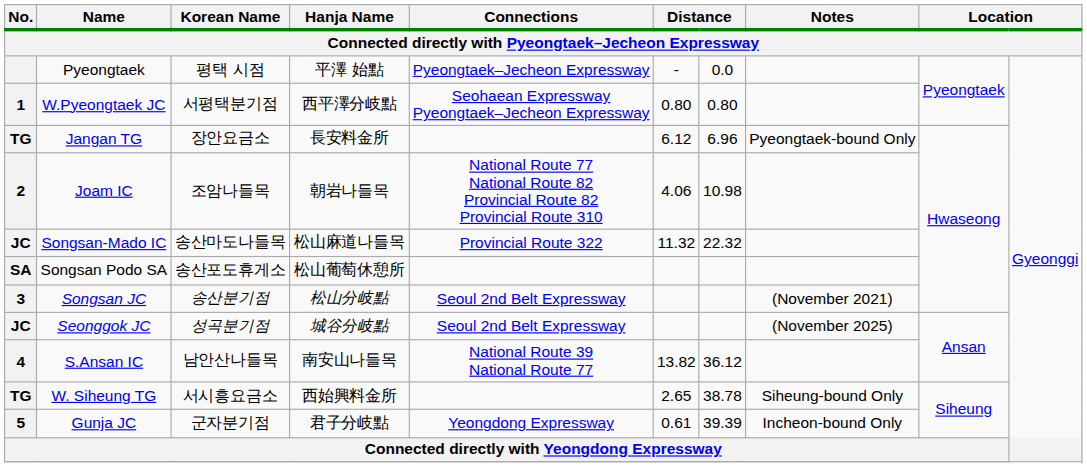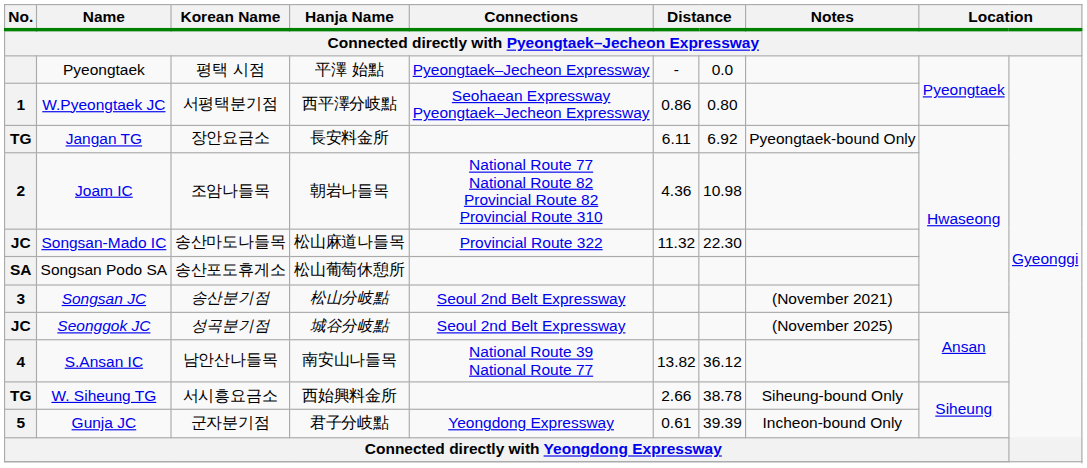(676, 104) 0.80 -> (676, 104) 0.86
(676, 139) 6.12 -> (676, 139) 6.11
(722, 139) 6.96 -> (722, 139) 6.92
(676, 190) 4.06 -> (676, 190) 4.36
(722, 242) 22.32 -> (722, 242) 22.30
(676, 395) 2.65 -> (676, 395) 2.66
